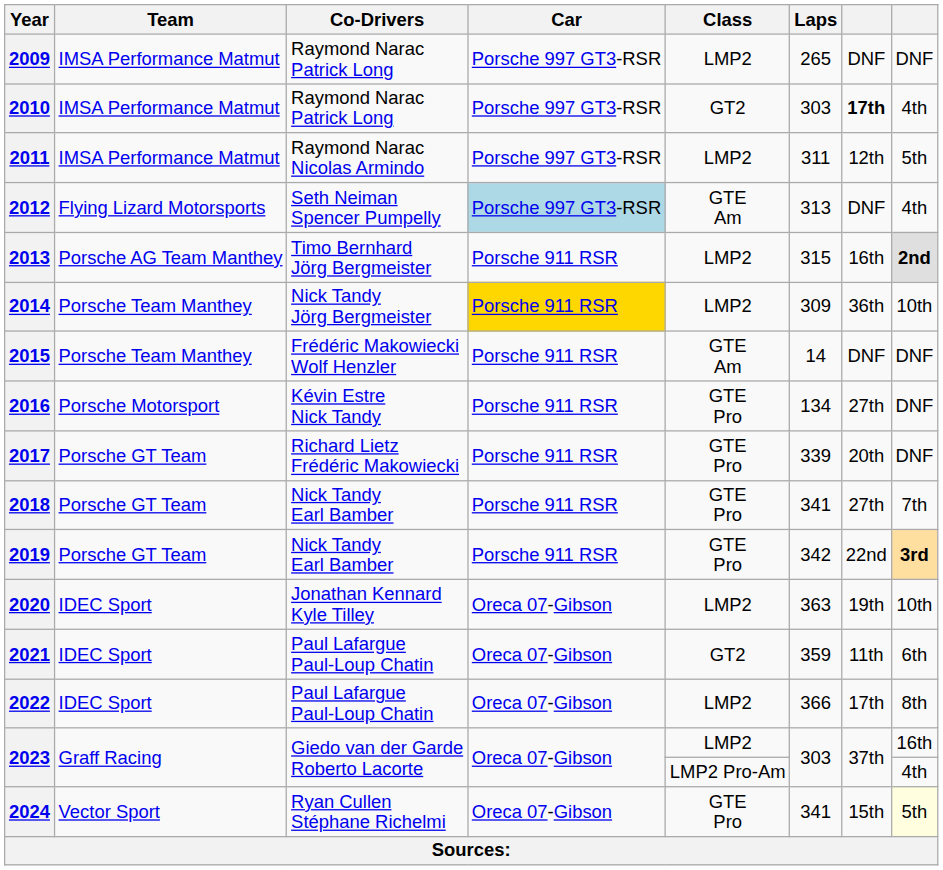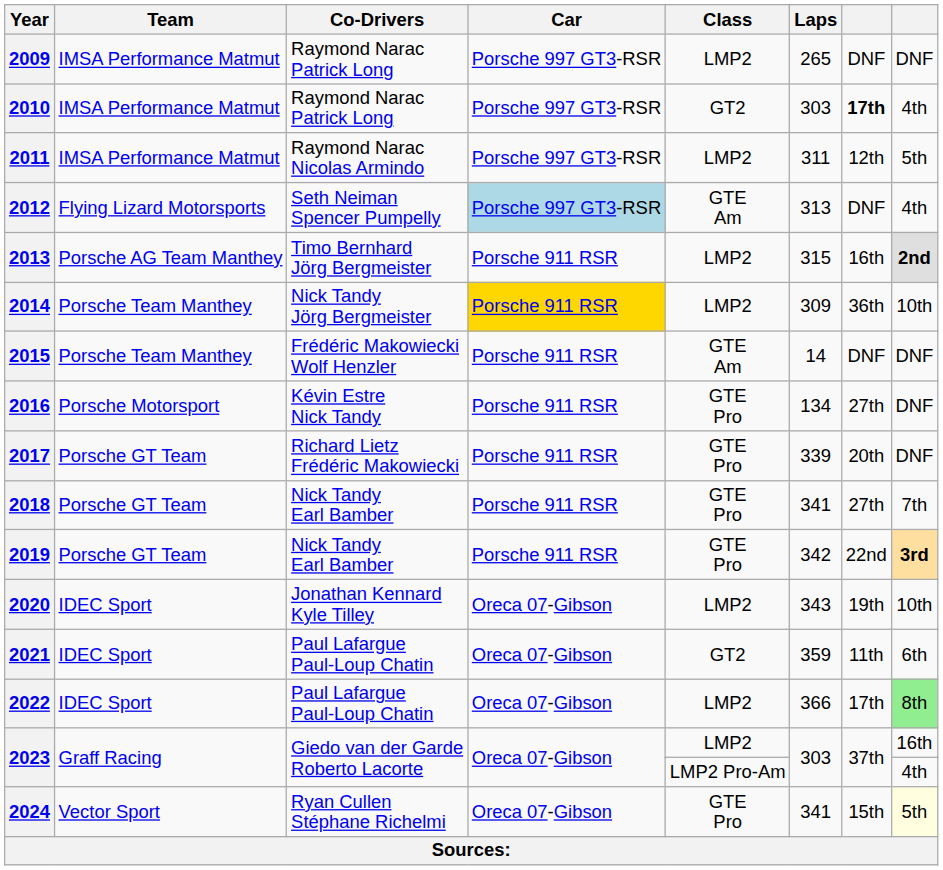(816, 605) 363 -> (816, 605) 343
(914, 704) no background -> (914, 704) lightgreen background
